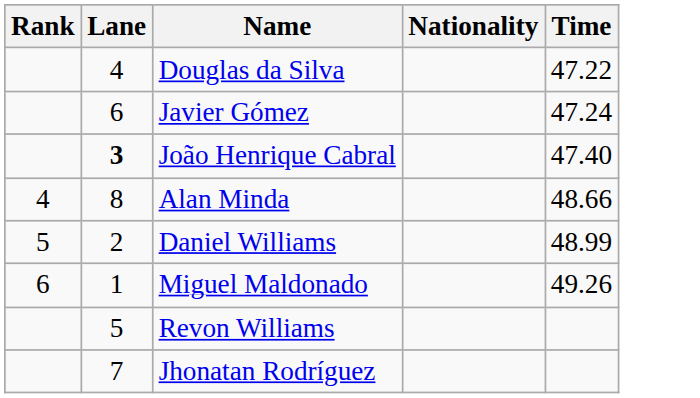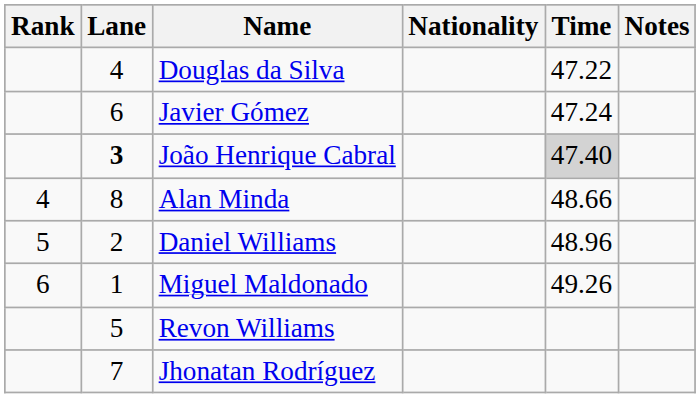+ column: (657, 26)
(581, 155) no background -> (581, 155) lightgrey background
(581, 241) 48.99 -> (581, 241) 48.96
